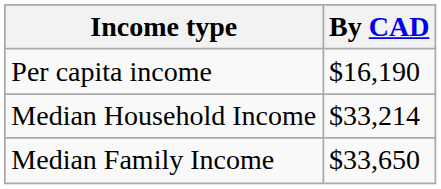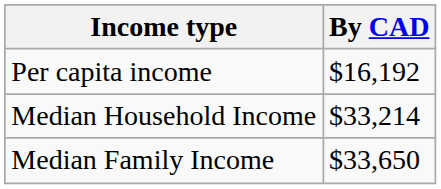(375, 71) $16,190 -> (375, 71) $16,192
